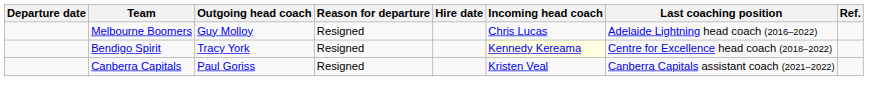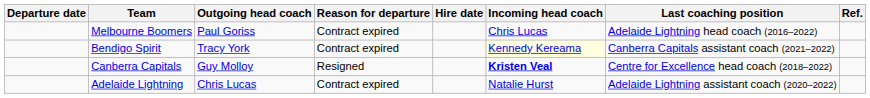(225, 31) Guy Molloy -> (226, 31) Paul Goriss
(340, 31) Resigned -> (358, 31) Contract expired
(340, 48) Resigned -> (358, 48) Contract expired
(720, 48) Centre for Excellence head coach (2018–2022) -> (721, 48) Canberra Capitals assistant coach (2021–2022)
(226, 66) Paul Goriss -> (225, 66) Guy Molloy
(518, 66) normal -> (520, 66) bold
(721, 66) Canberra Capitals assistant coach (2021–2022) -> (720, 66) Centre for Excellence head coach (2018–2022)
+ row: (137, 84)
